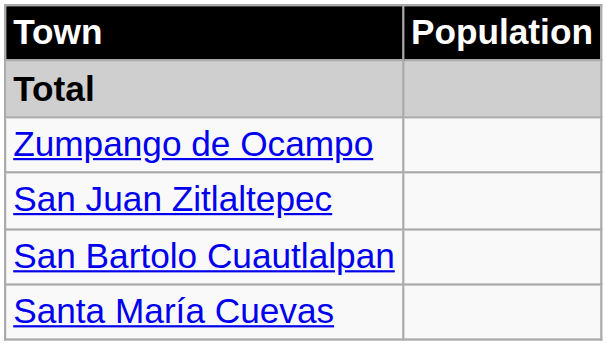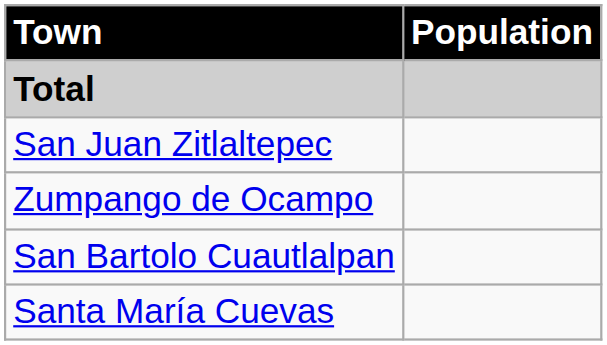rows swapped: (193, 144) <-> (173, 199)
